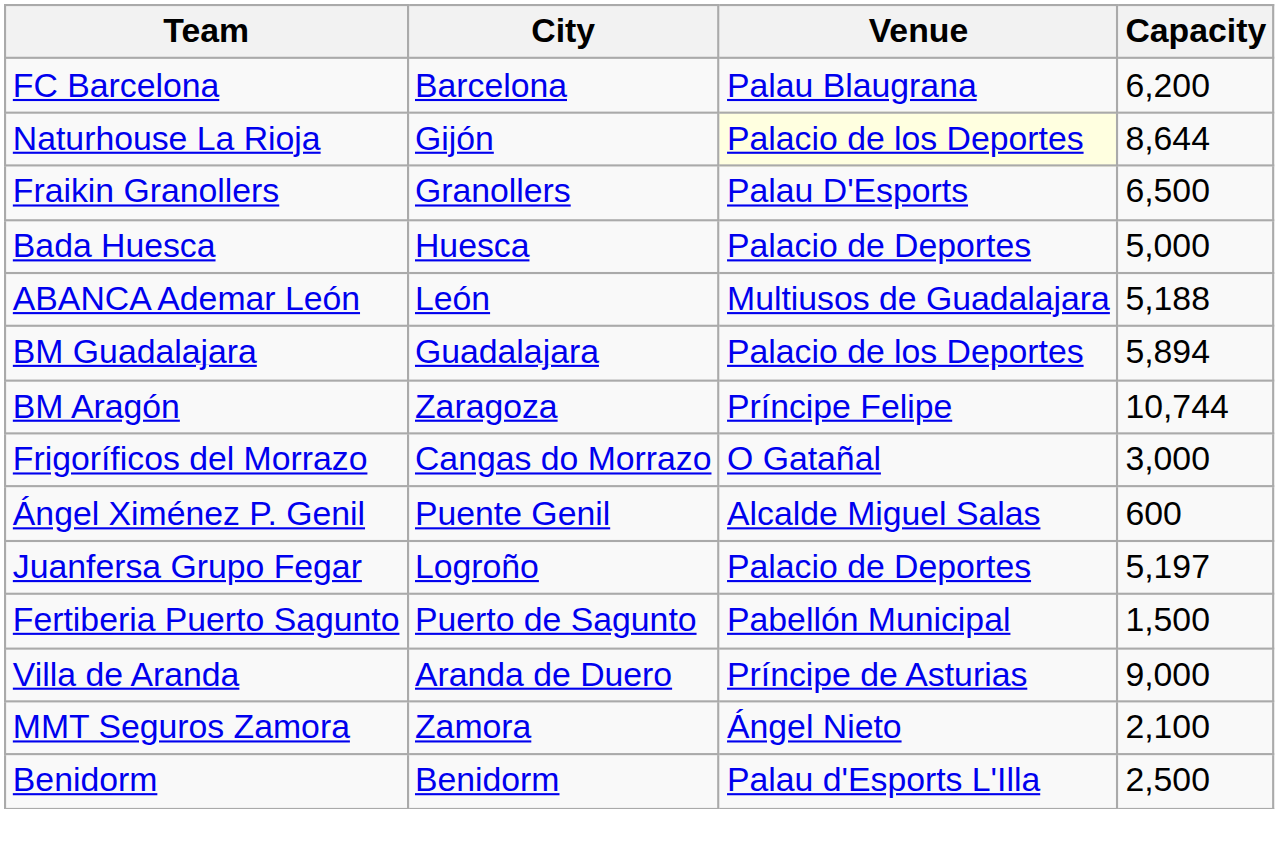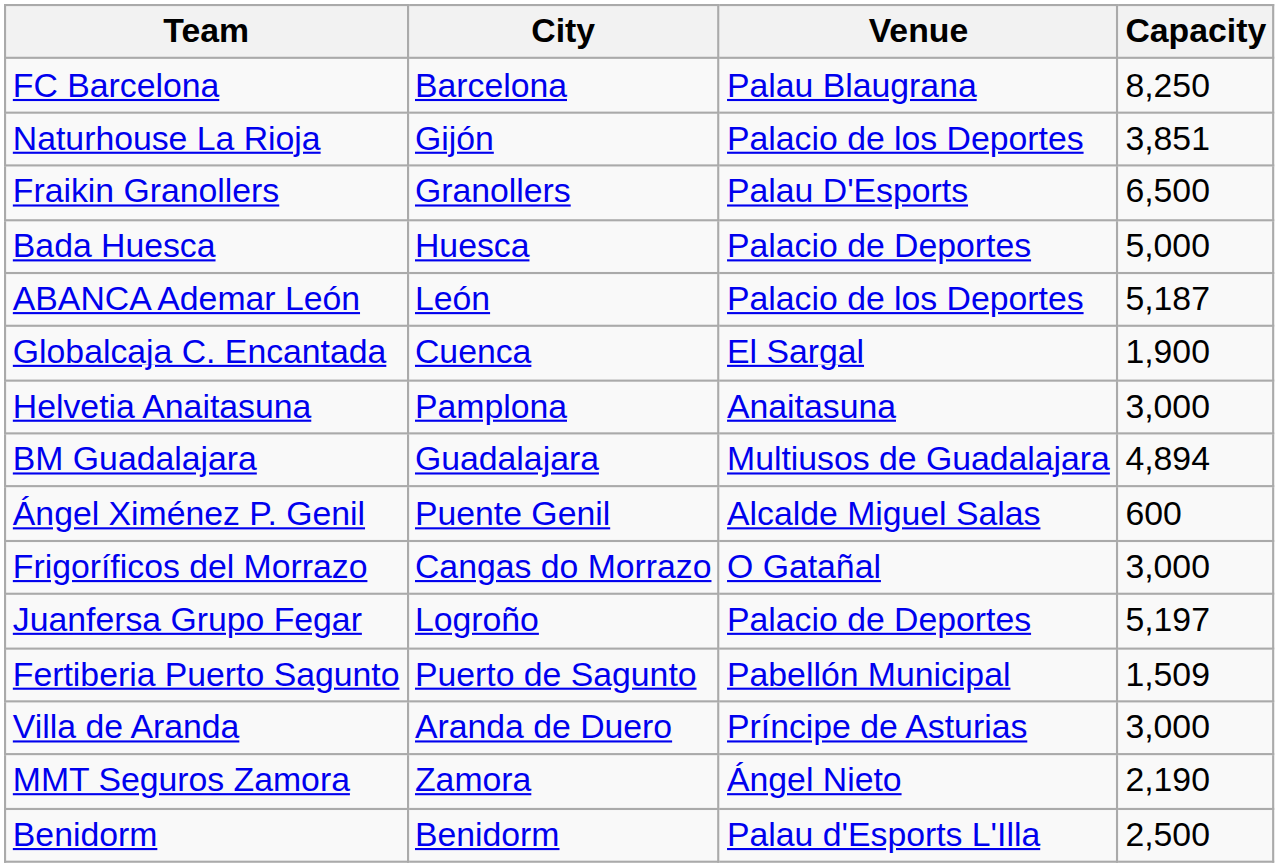(1168, 84) 6,200 -> (1168, 84) 8,250
(905, 138) lightyellow background -> (905, 138) no background
(1168, 138) 8,644 -> (1168, 138) 3,851
(918, 298) Multiusos de Guadalajara -> (905, 298) Palacio de los Deportes
(1168, 298) 5,188 -> (1168, 298) 5,187
+ row: (200, 352)
+ row: (162, 406)
(905, 352) Palacio de los Deportes -> (918, 459) Multiusos de Guadalajara
(1168, 352) 5,894 -> (1168, 459) 4,894
- row: (96, 406)
rows swapped: (190, 459) <-> (189, 513)
(1168, 620) 1,500 -> (1168, 673) 1,509
(1168, 673) 9,000 -> (1168, 727) 3,000
(1168, 727) 2,100 -> (1168, 780) 2,190
